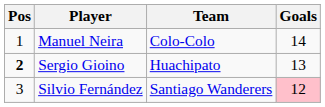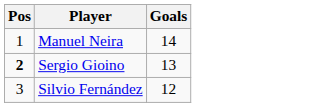- column: (211, 16)
(298, 89) pink background -> (169, 89) no background
